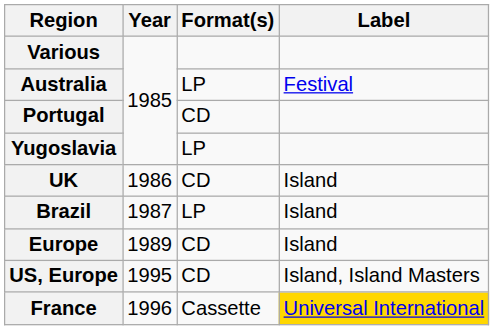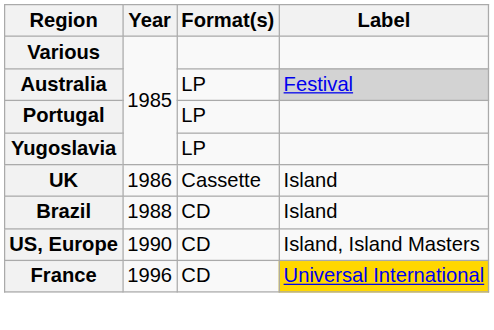(318, 84) no background -> (318, 84) lightgrey background
(196, 116) CD -> (194, 116) LP
(196, 180) CD -> (221, 180) Cassette
(150, 212) 1987 -> (150, 212) 1988
(194, 212) LP -> (196, 212) CD
- row: (64, 244)
(150, 276) 1995 -> (150, 244) 1990
(221, 308) Cassette -> (196, 276) CD
